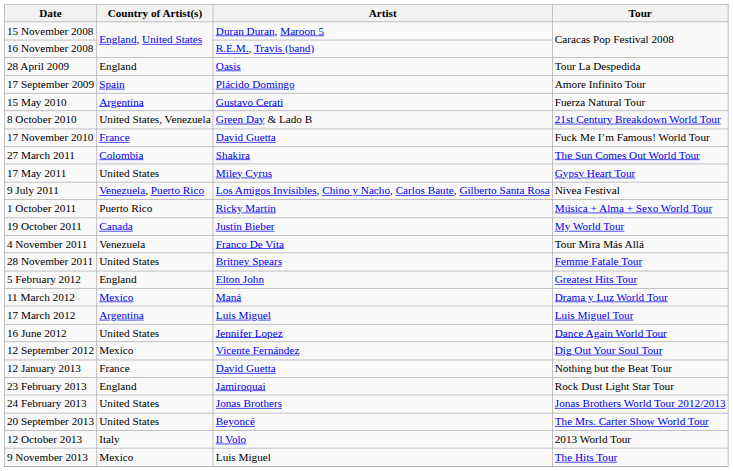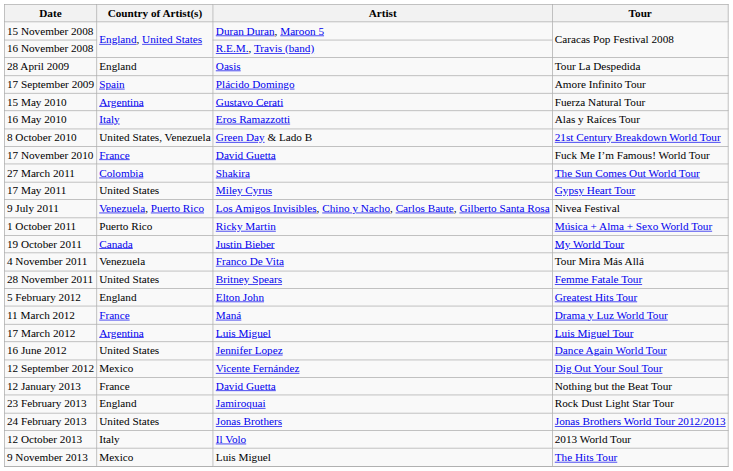+ row: (37, 119)
(116, 297) Mexico -> (114, 315) France
- row: (50, 421)
